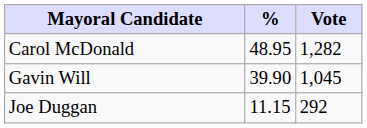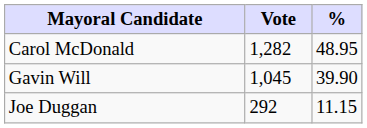columns swapped: (329, 19) <-> (270, 19)
